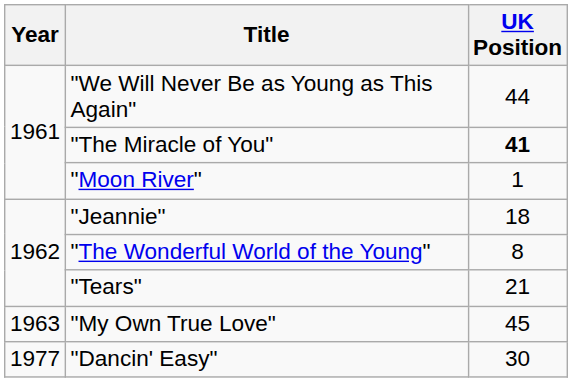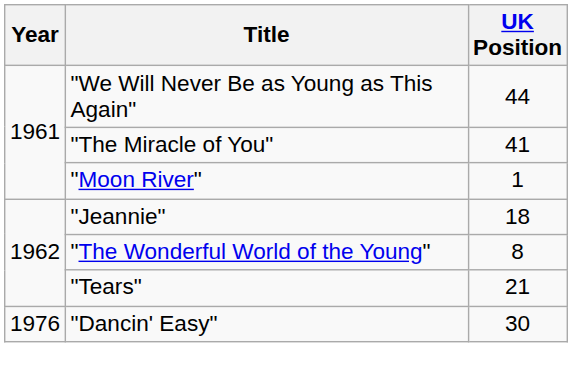(518, 144) bold -> (518, 144) normal
- row: (173, 323)
(35, 359) 1977 -> (35, 323) 1976
